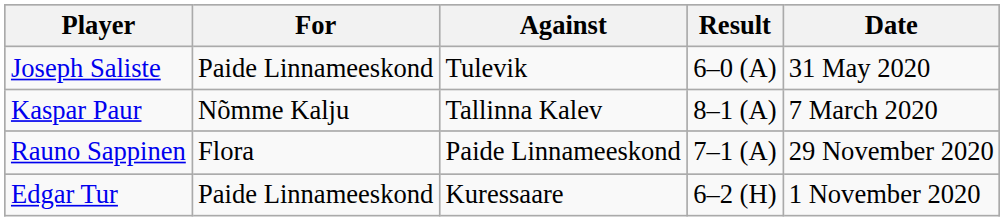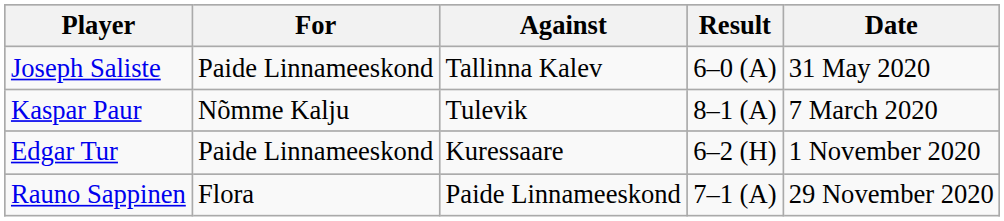(486, 67) Tulevik -> (524, 67) Tallinna Kalev
(524, 109) Tallinna Kalev -> (486, 109) Tulevik
rows swapped: (64, 194) <-> (98, 151)
